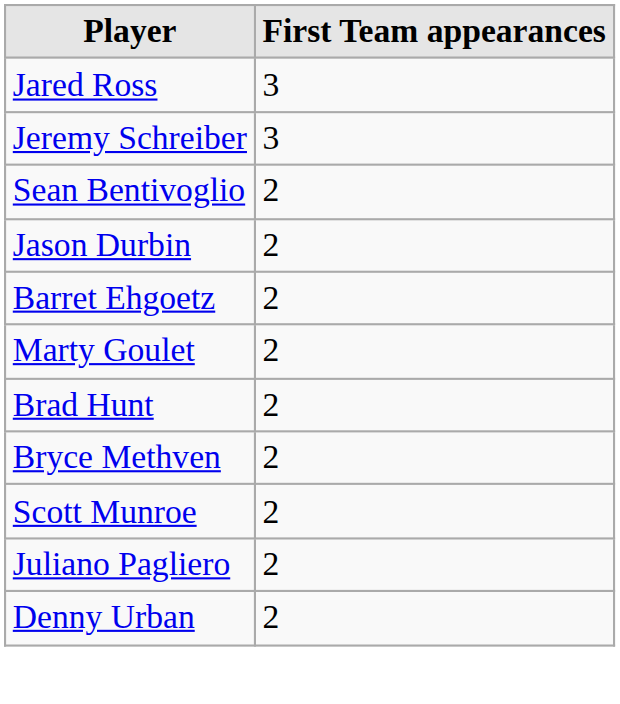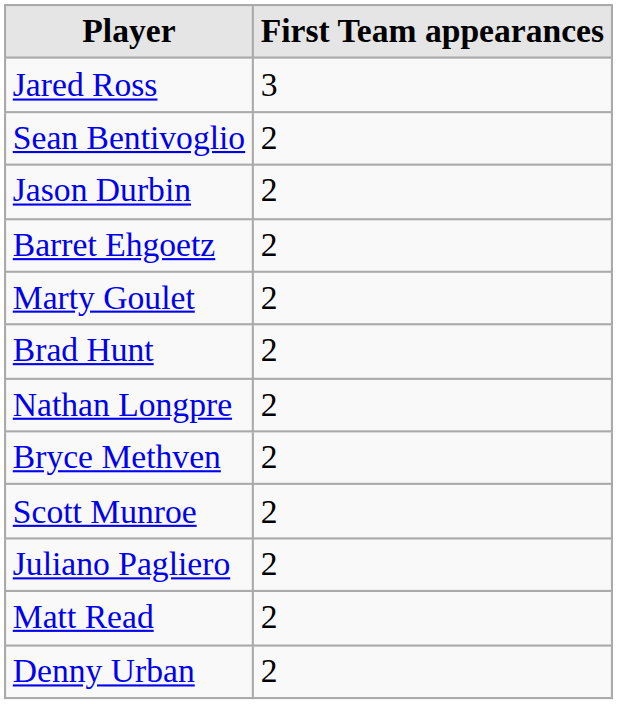- row: (130, 137)
+ row: (122, 404)
+ row: (83, 617)
